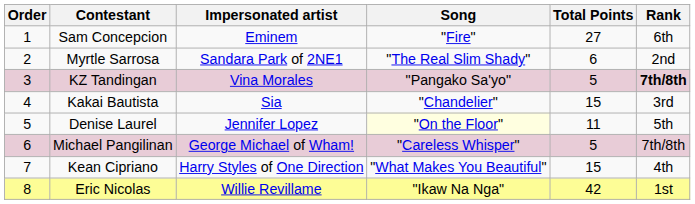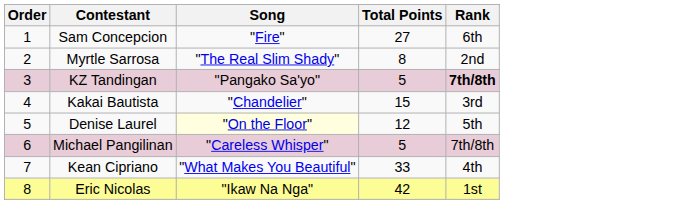- column: (271, 15)
(593, 59) 6 -> (402, 59) 8
(593, 124) 11 -> (402, 124) 12
(593, 167) 15 -> (402, 167) 33
